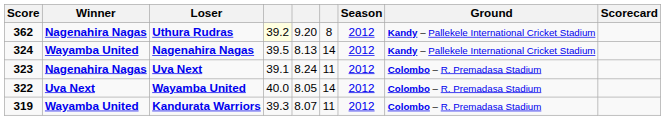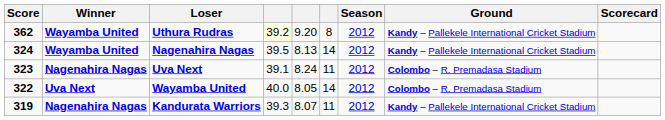(96, 32) Nagenahira Nagas -> (92, 32) Wayamba United
(92, 106) Wayamba United -> (96, 106) Nagenahira Nagas
(465, 107) Colombo – R. Premadasa Stadium -> (492, 107) Kandy – Pallekele International Cricket Stadium
